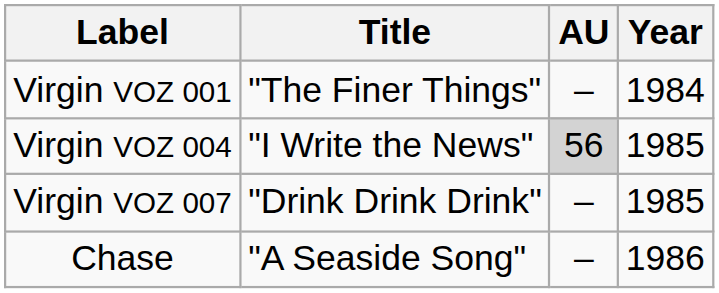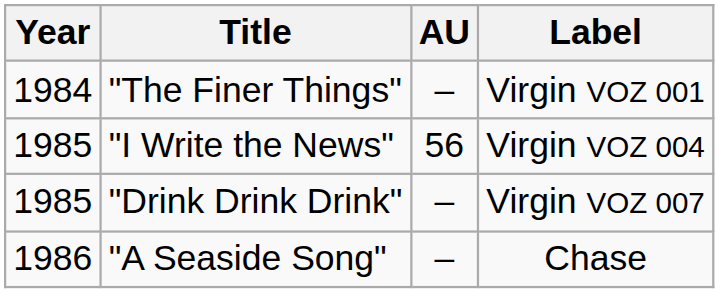columns swapped: (665, 32) <-> (123, 32)
(584, 145) lightgrey background -> (444, 145) no background
